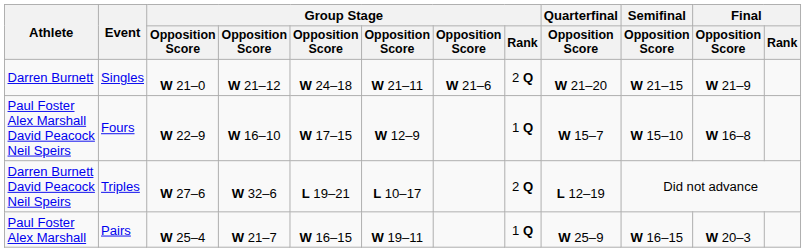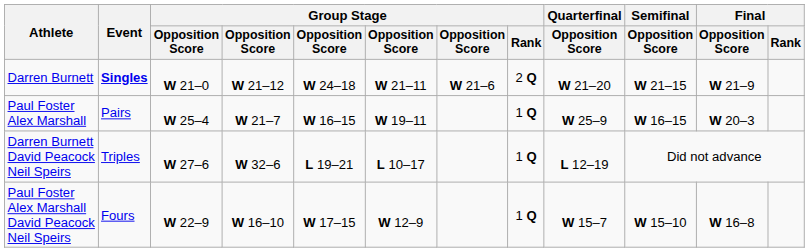(123, 77) normal -> (124, 77) bold
rows swapped: (47, 230) <-> (51, 128)
(523, 186) 2 Q -> (526, 157) 1 Q
